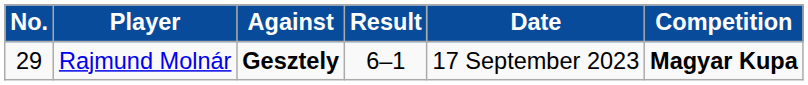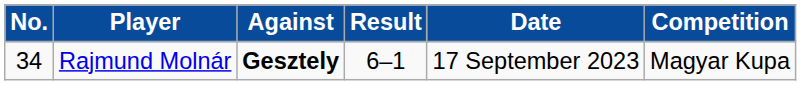(29, 60) 29 -> (29, 60) 34
(724, 60) bold -> (720, 60) normal
